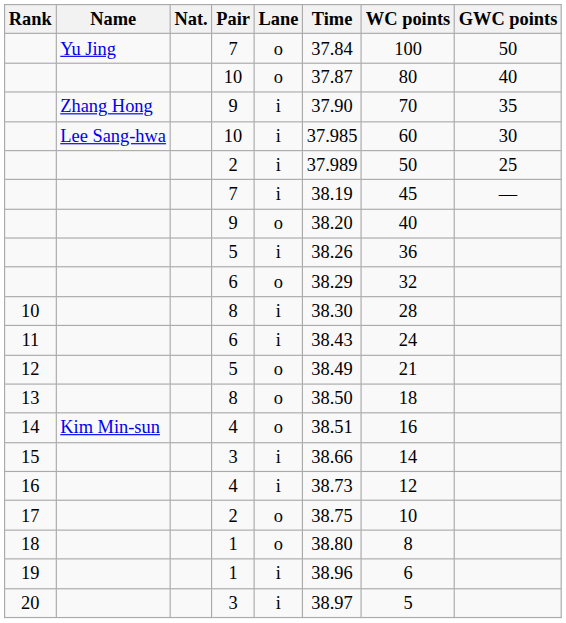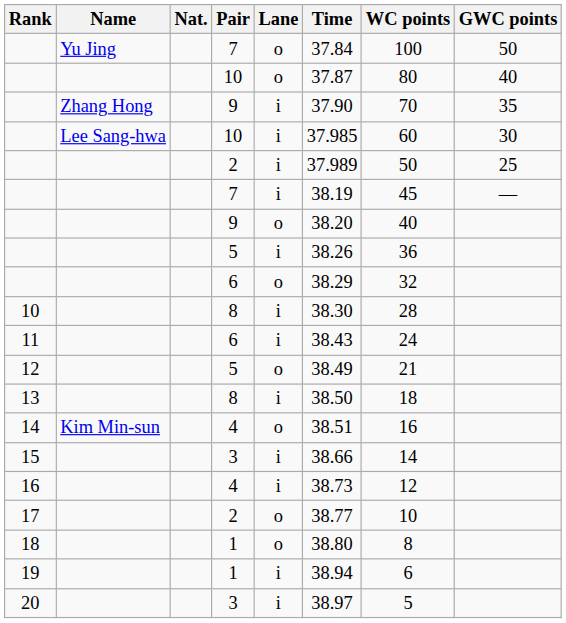(278, 398) o -> (278, 398) i
(332, 515) 38.75 -> (332, 515) 38.77
(332, 573) 38.96 -> (332, 573) 38.94
